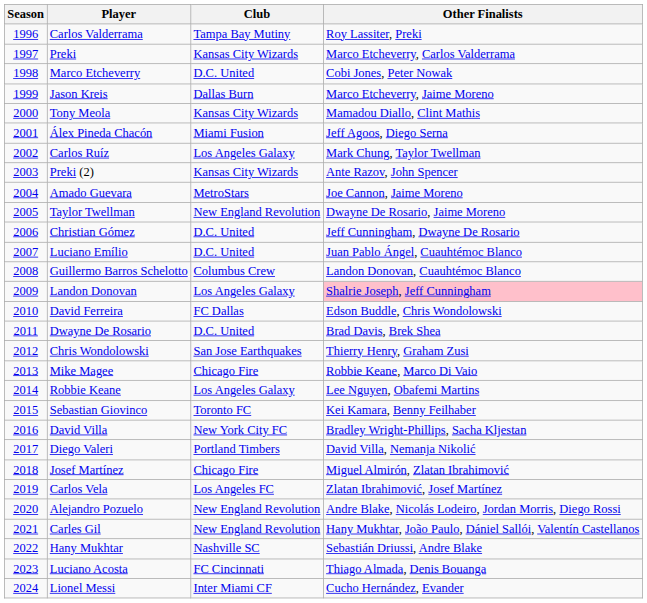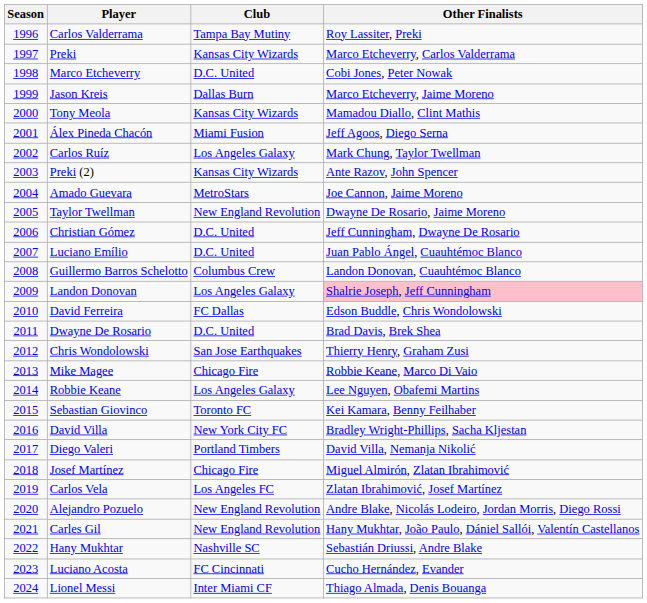(406, 568) Thiago Almada, Denis Bouanga -> (395, 568) Cucho Hernández, Evander
(395, 588) Cucho Hernández, Evander -> (406, 588) Thiago Almada, Denis Bouanga
